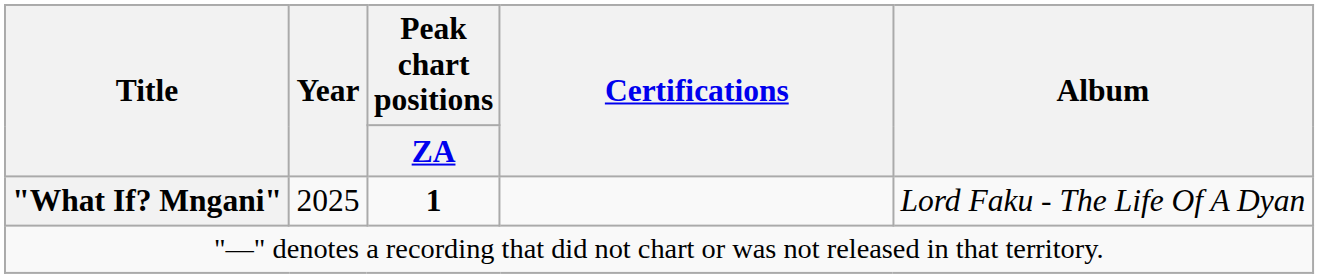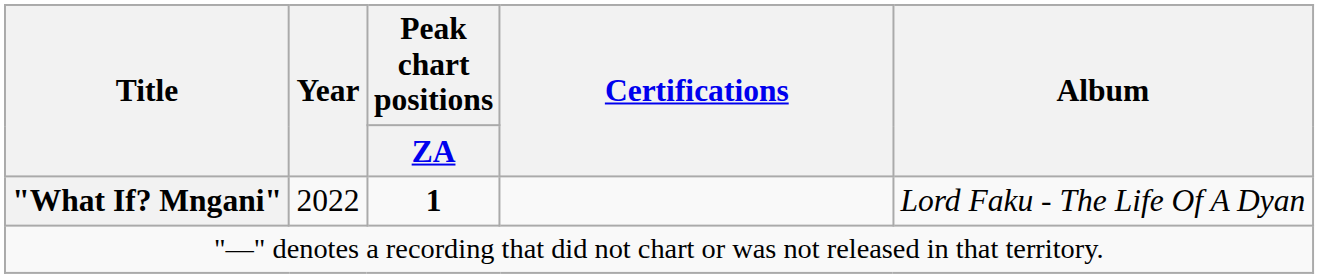(328, 200) 2025 -> (328, 200) 2022
